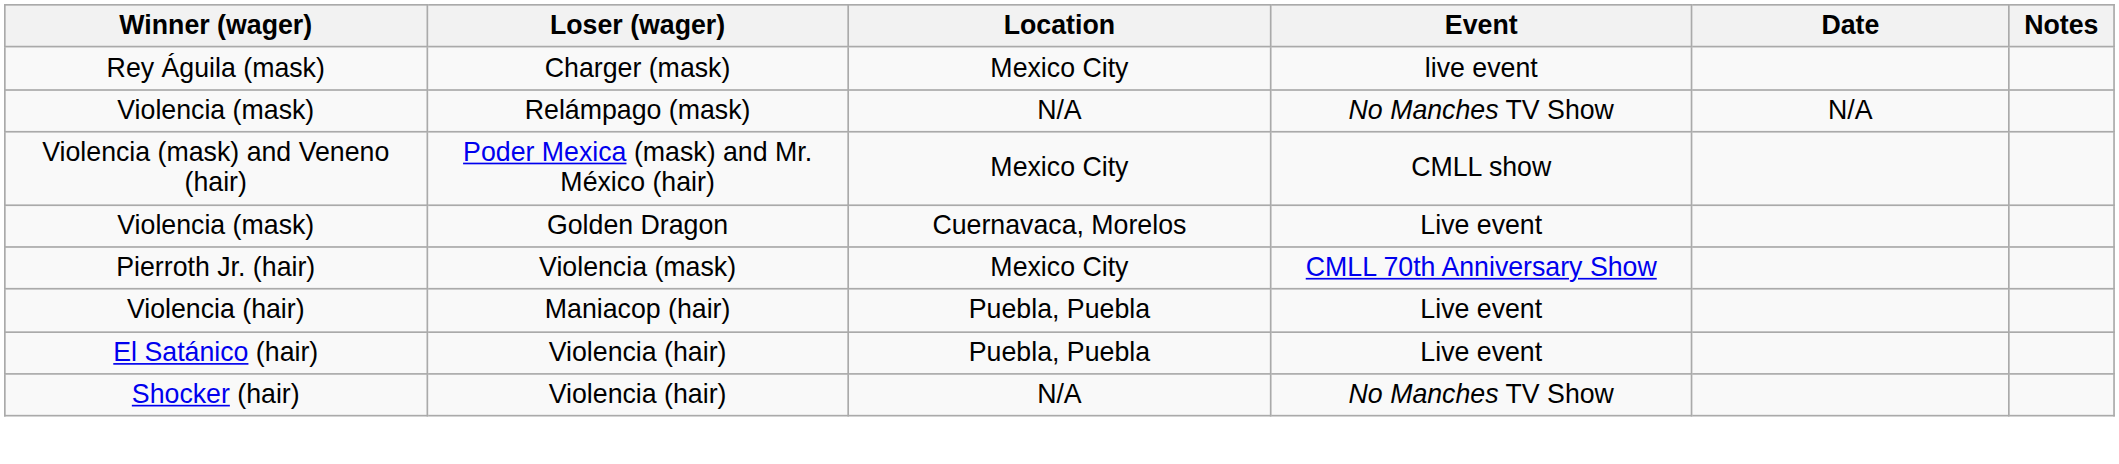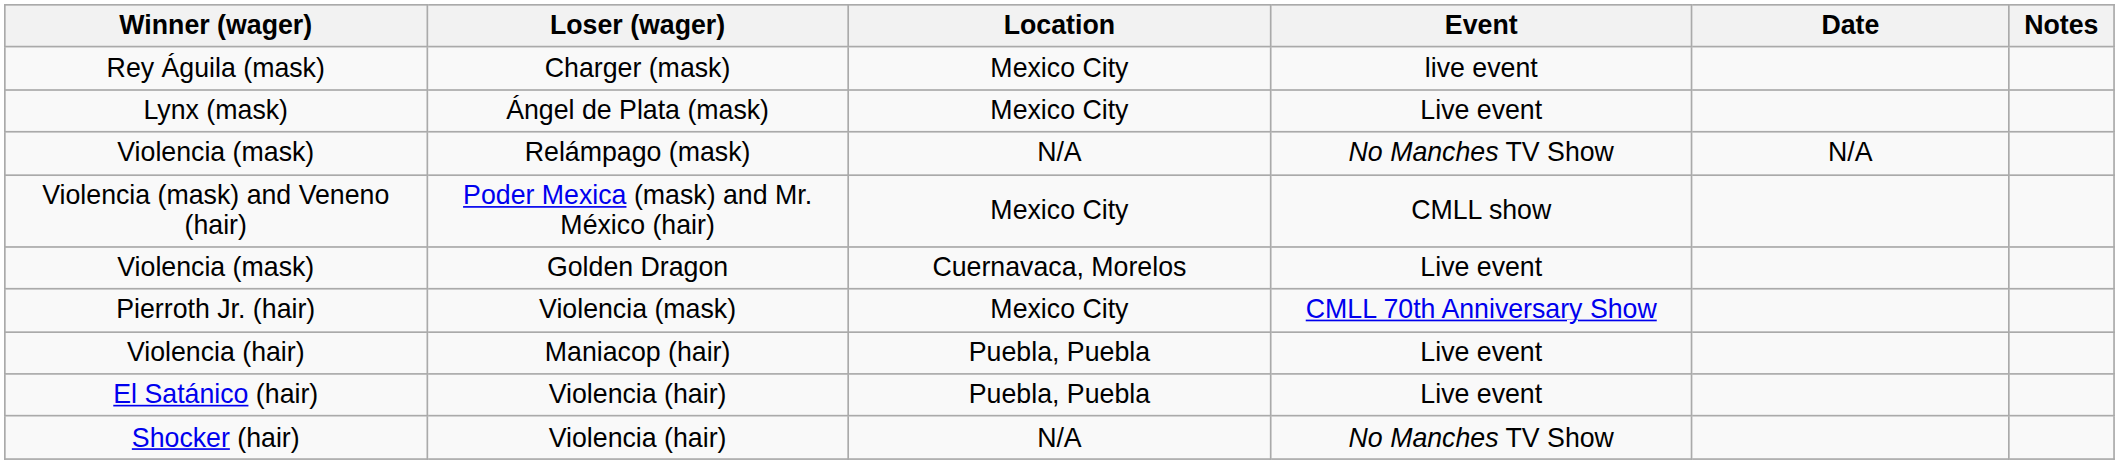+ row: (216, 110)
